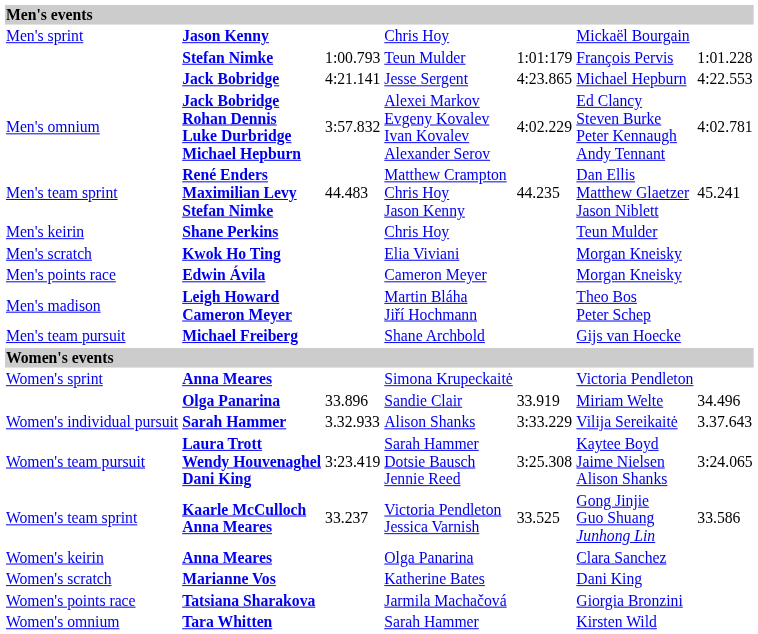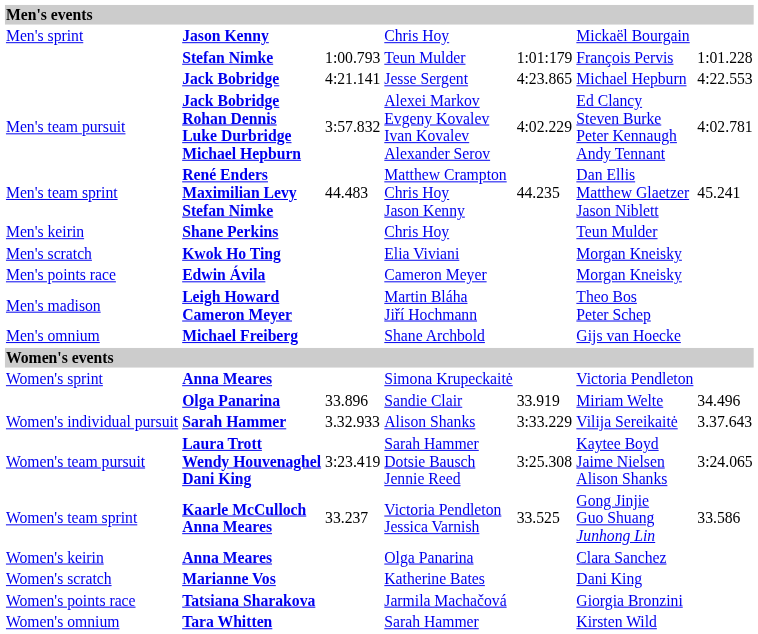(53, 127) Men's omnium -> (66, 127) Men's team pursuit
(66, 336) Men's team pursuit -> (53, 336) Men's omnium
